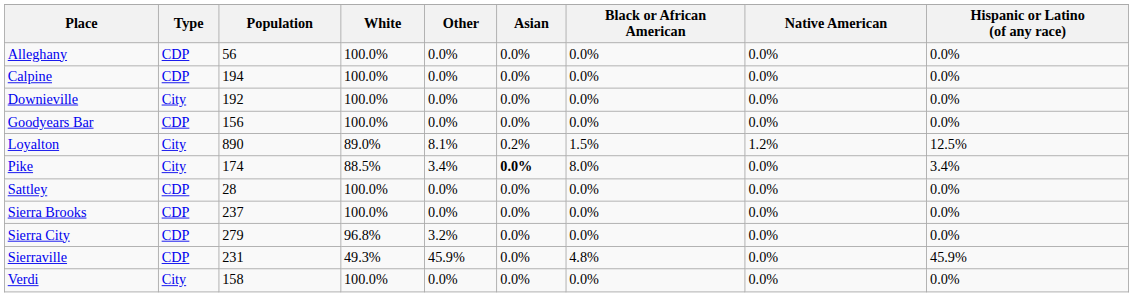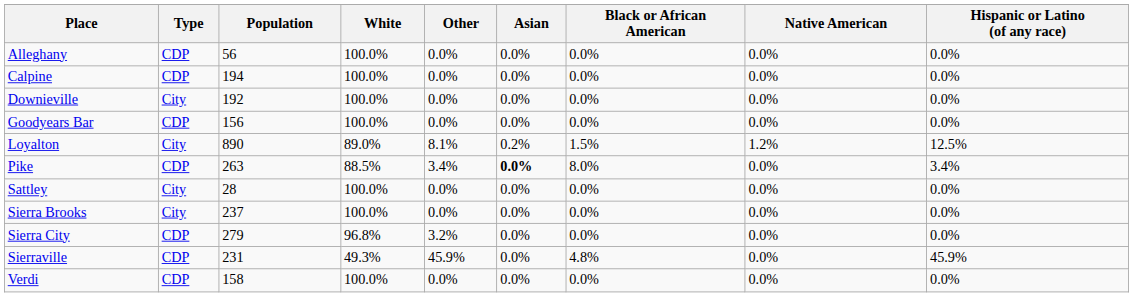(174, 167) City -> (176, 167) CDP
(233, 167) 174 -> (233, 167) 263
(176, 189) CDP -> (174, 189) City
(176, 212) CDP -> (174, 212) City
(174, 280) City -> (176, 280) CDP
